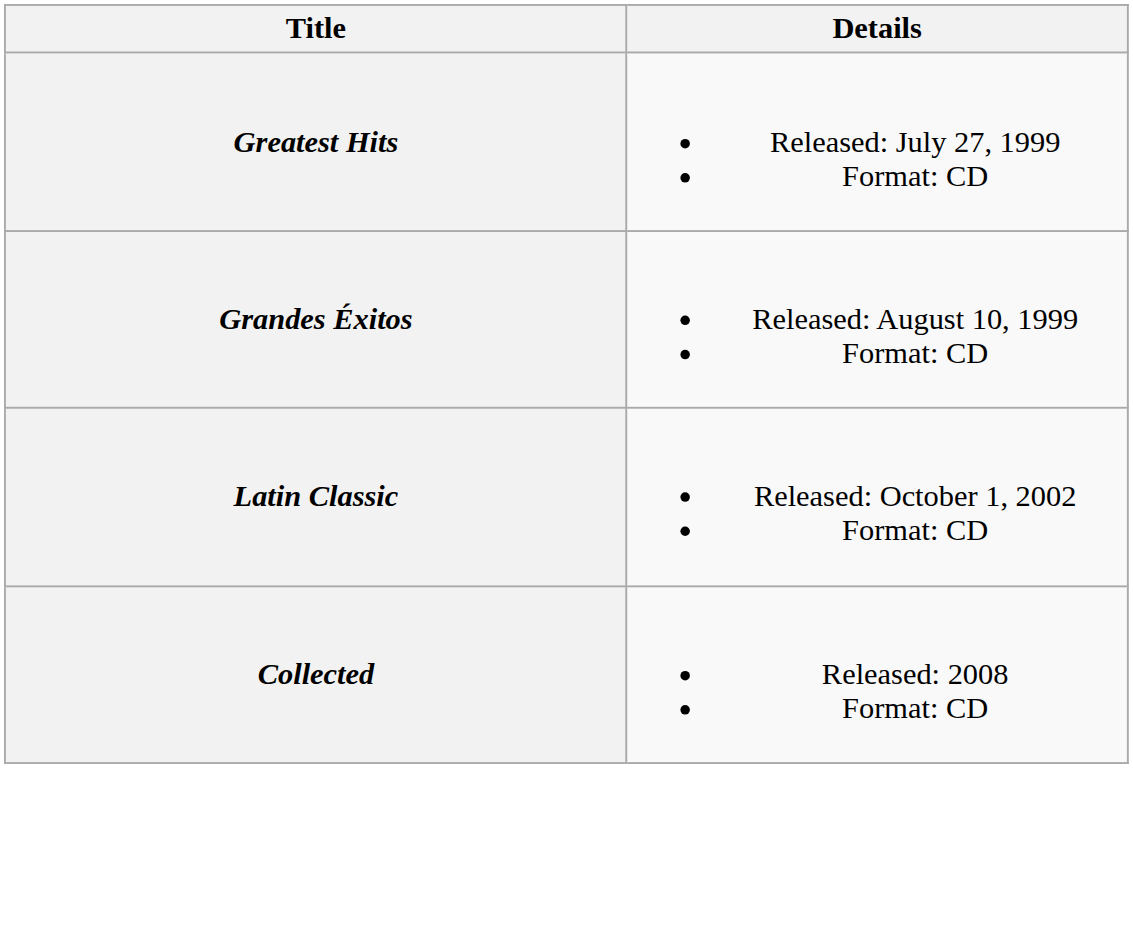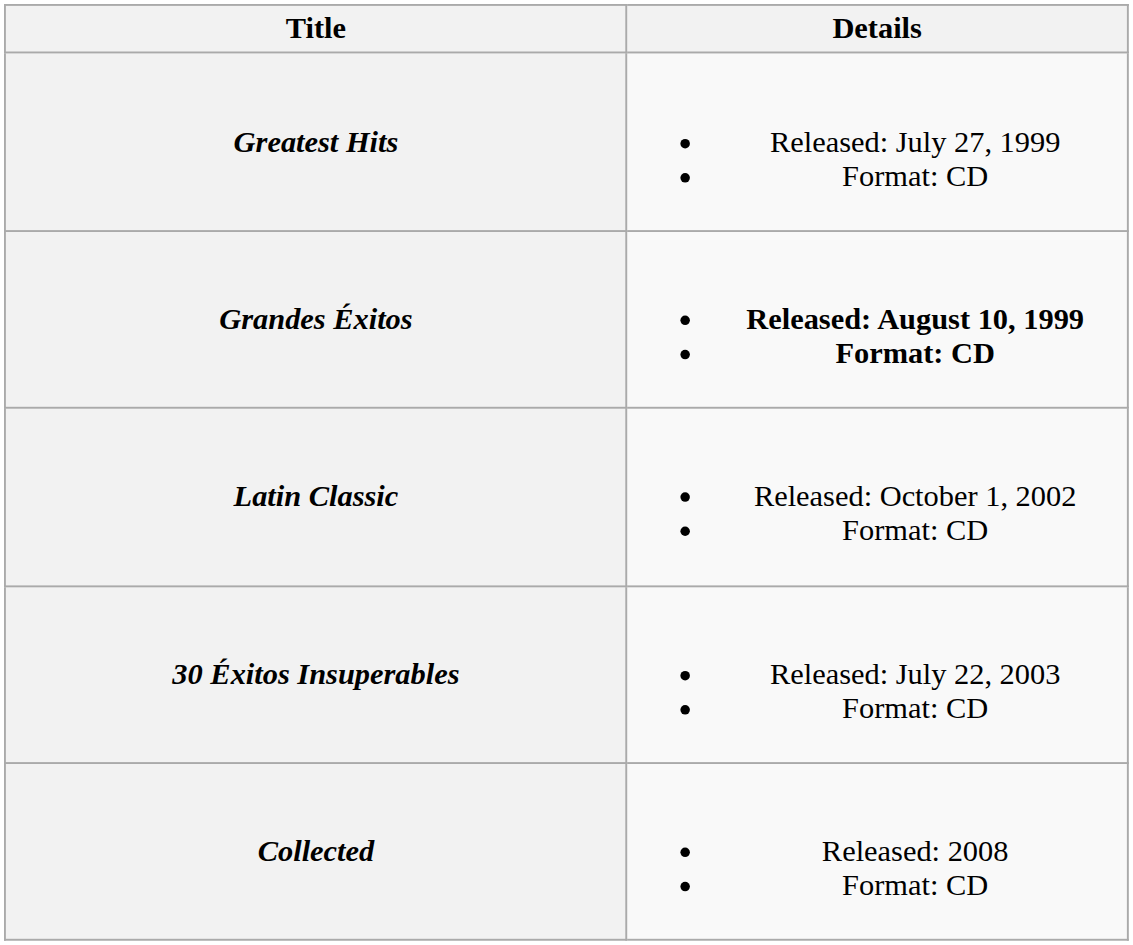(877, 336) normal -> (877, 336) bold
+ row: (316, 673)
